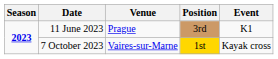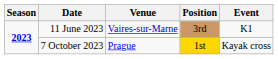(122, 29) Prague -> (143, 29) Vaires-sur-Marne
(143, 46) Vaires-sur-Marne -> (122, 46) Prague
